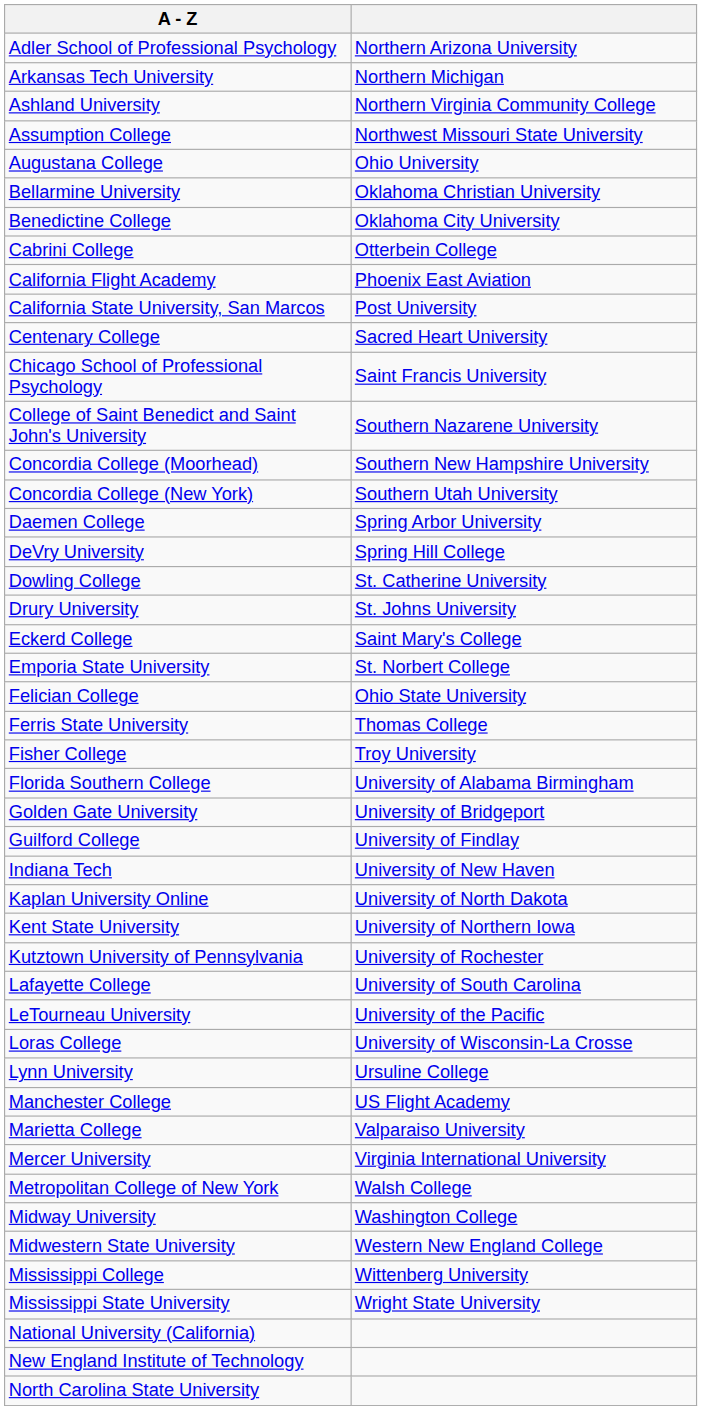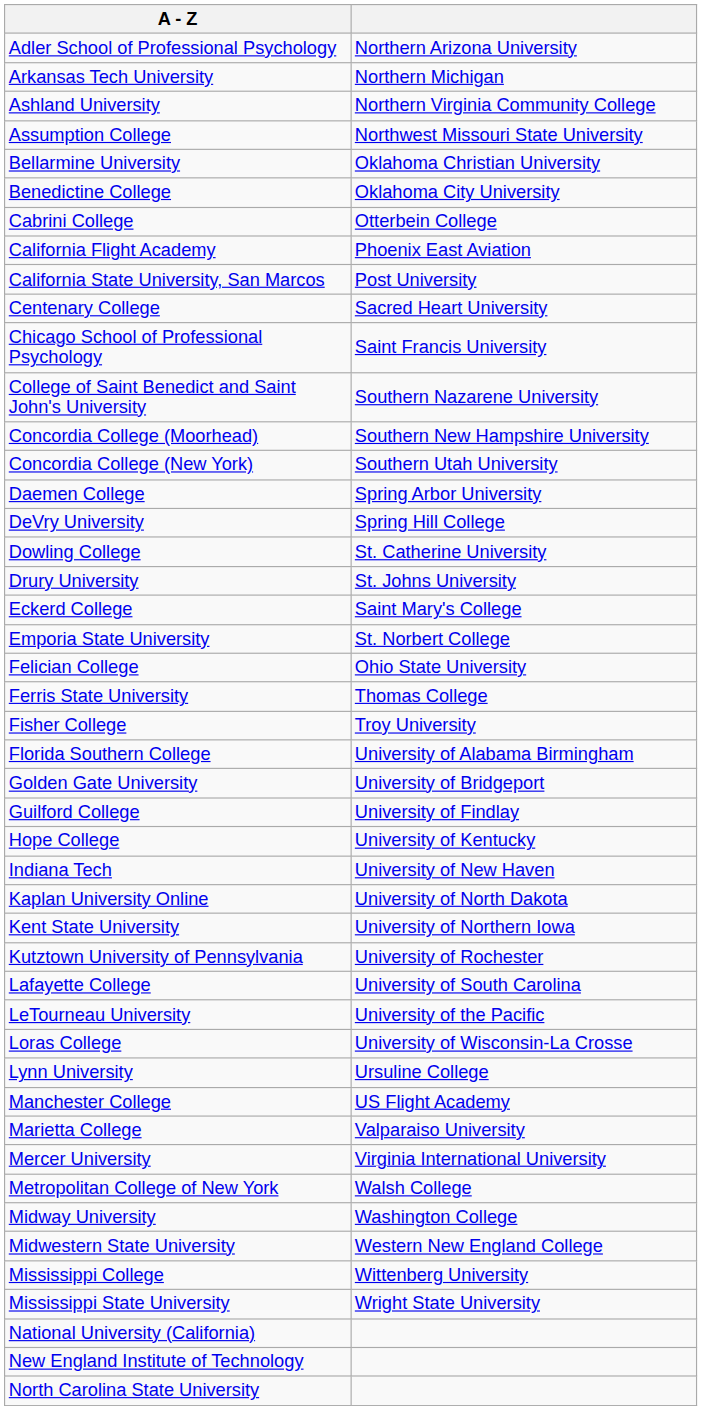- row: (86, 163)
+ row: (64, 841)
